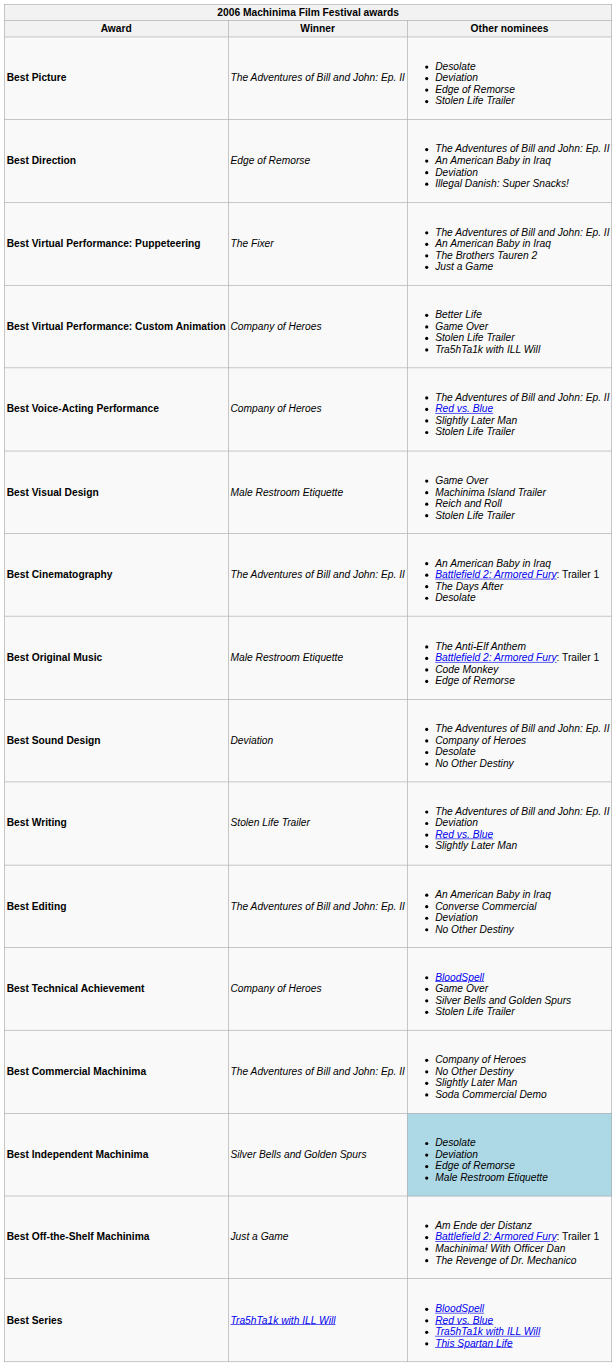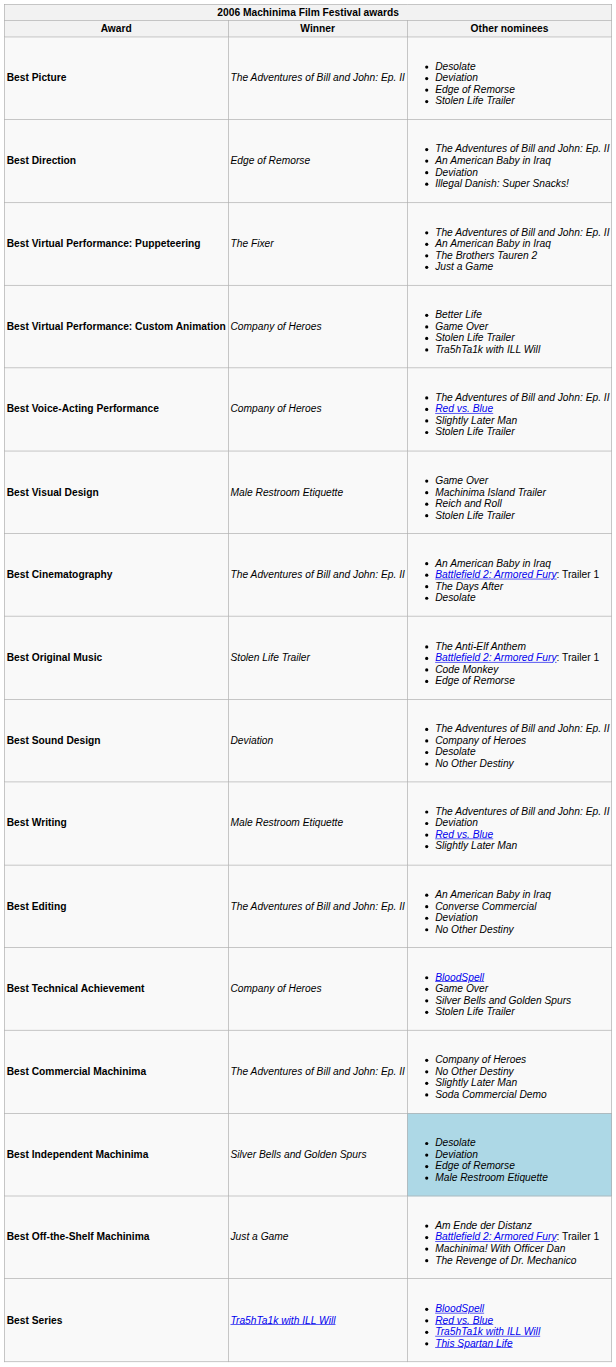(287, 657) Male Restroom Etiquette -> (270, 657) Stolen Life Trailer
(270, 823) Stolen Life Trailer -> (287, 823) Male Restroom Etiquette
